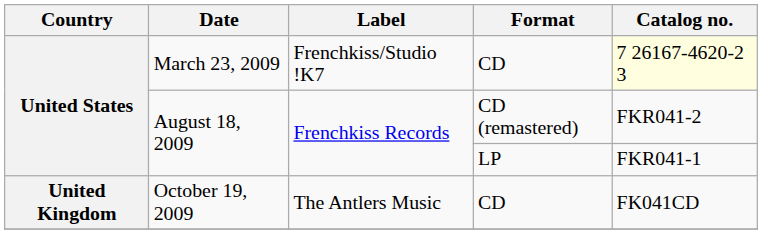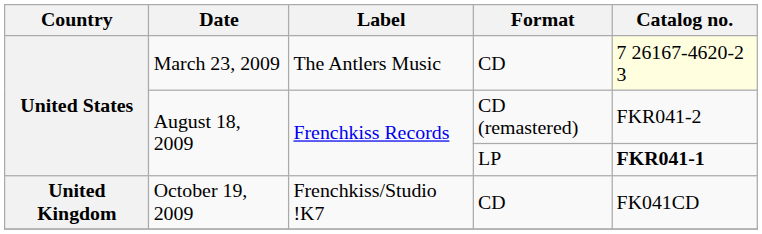(365, 62) Frenchkiss/Studio !K7 -> (367, 62) The Antlers Music
(659, 159) normal -> (661, 159) bold
(367, 201) The Antlers Music -> (365, 201) Frenchkiss/Studio !K7
